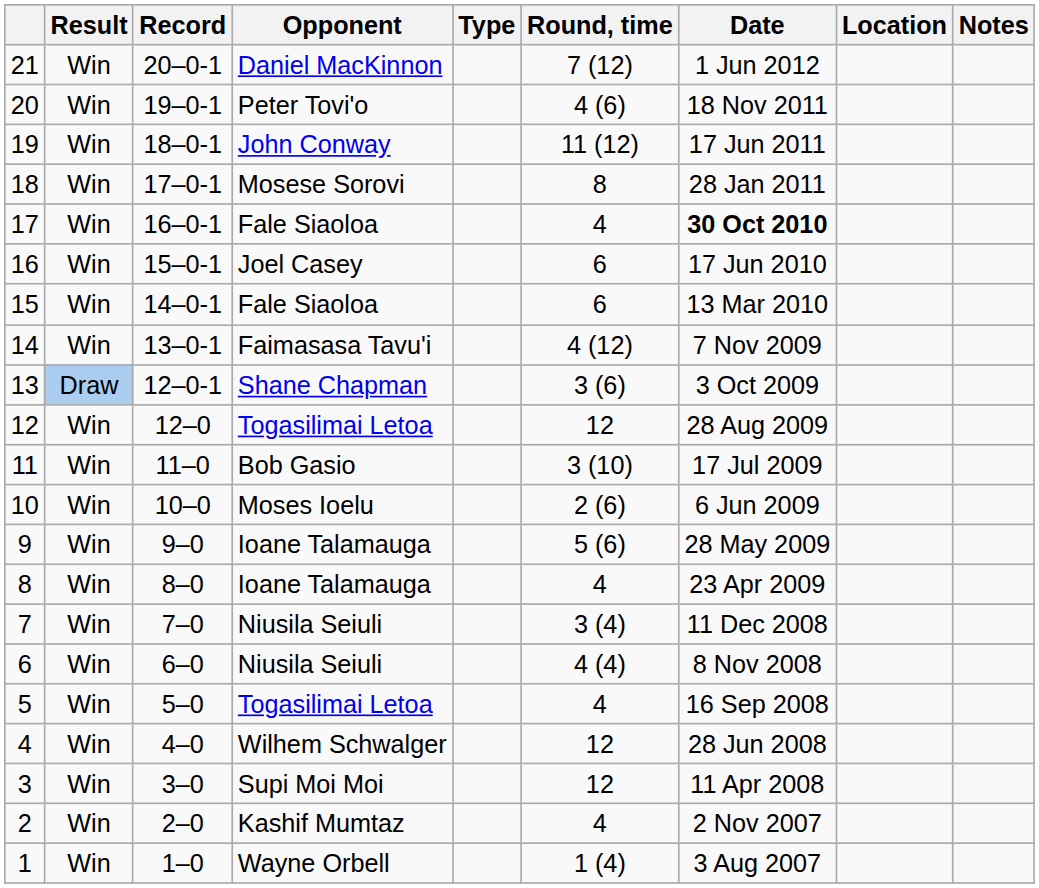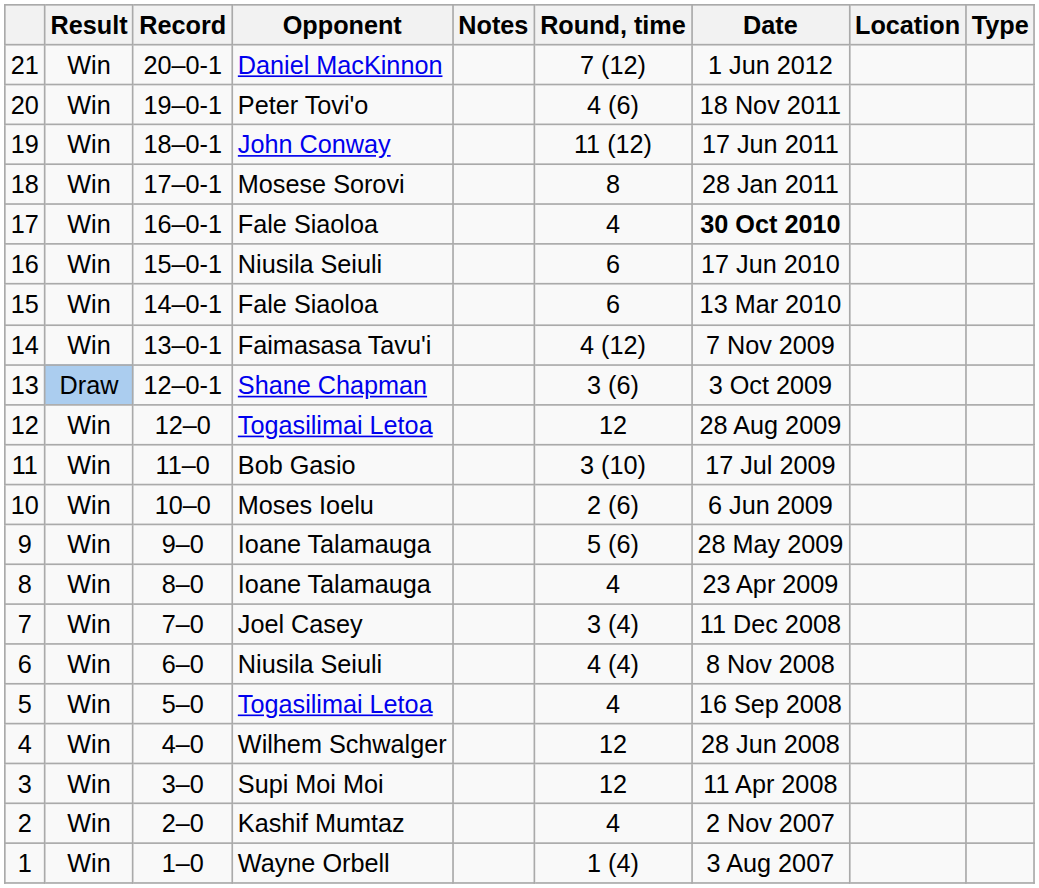columns swapped: (487, 25) <-> (994, 25)
(300, 265) Joel Casey -> (310, 265) Niusila Seiuli
(310, 624) Niusila Seiuli -> (300, 624) Joel Casey
